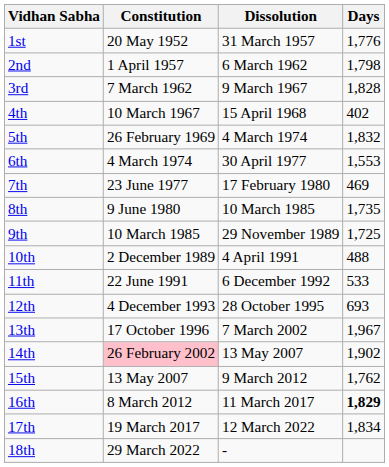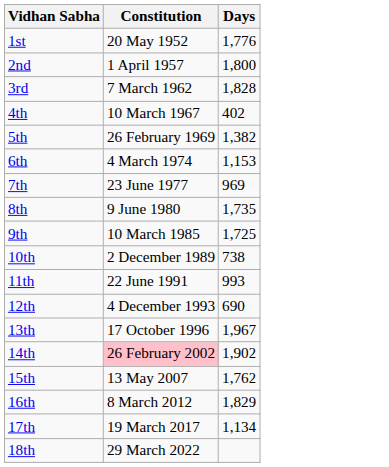- column: (281, 16)
(363, 64) 1,798 -> (239, 64) 1,800
(363, 137) 1,832 -> (239, 137) 1,382
(363, 161) 1,553 -> (239, 161) 1,153
(358, 185) 469 -> (233, 185) 969
(358, 257) 488 -> (233, 257) 738
(358, 281) 533 -> (233, 281) 993
(358, 305) 693 -> (233, 305) 690
(363, 402) bold -> (239, 402) normal
(363, 426) 1,834 -> (239, 426) 1,134
